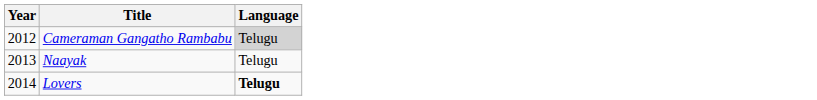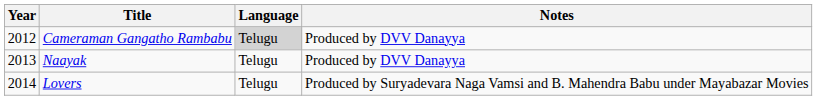+ column: (557, 15)
(259, 83) bold -> (258, 83) normal
